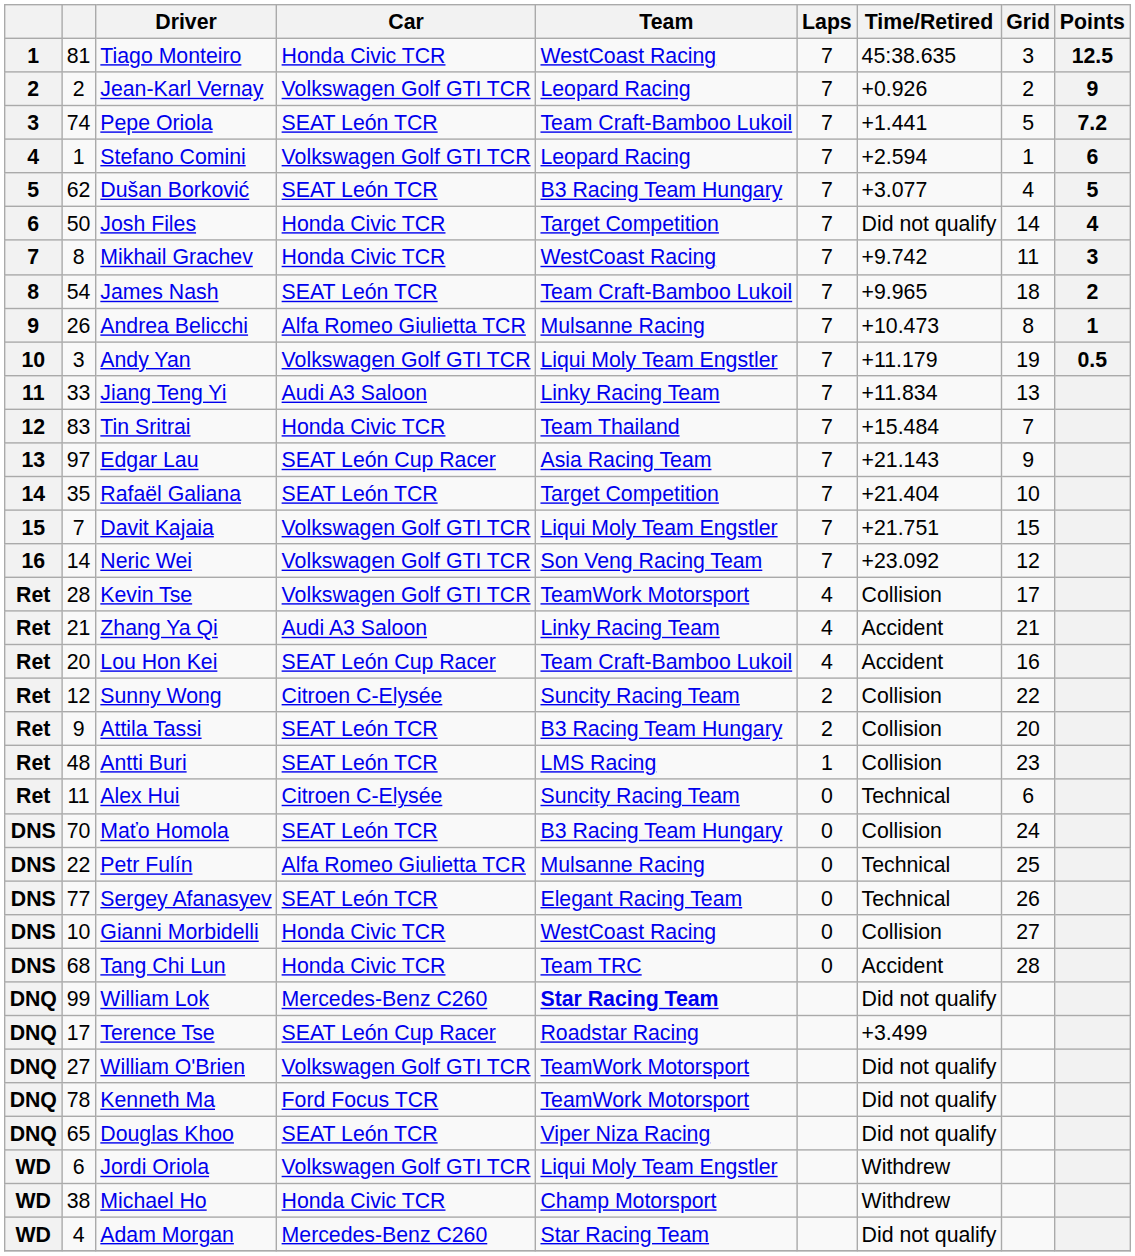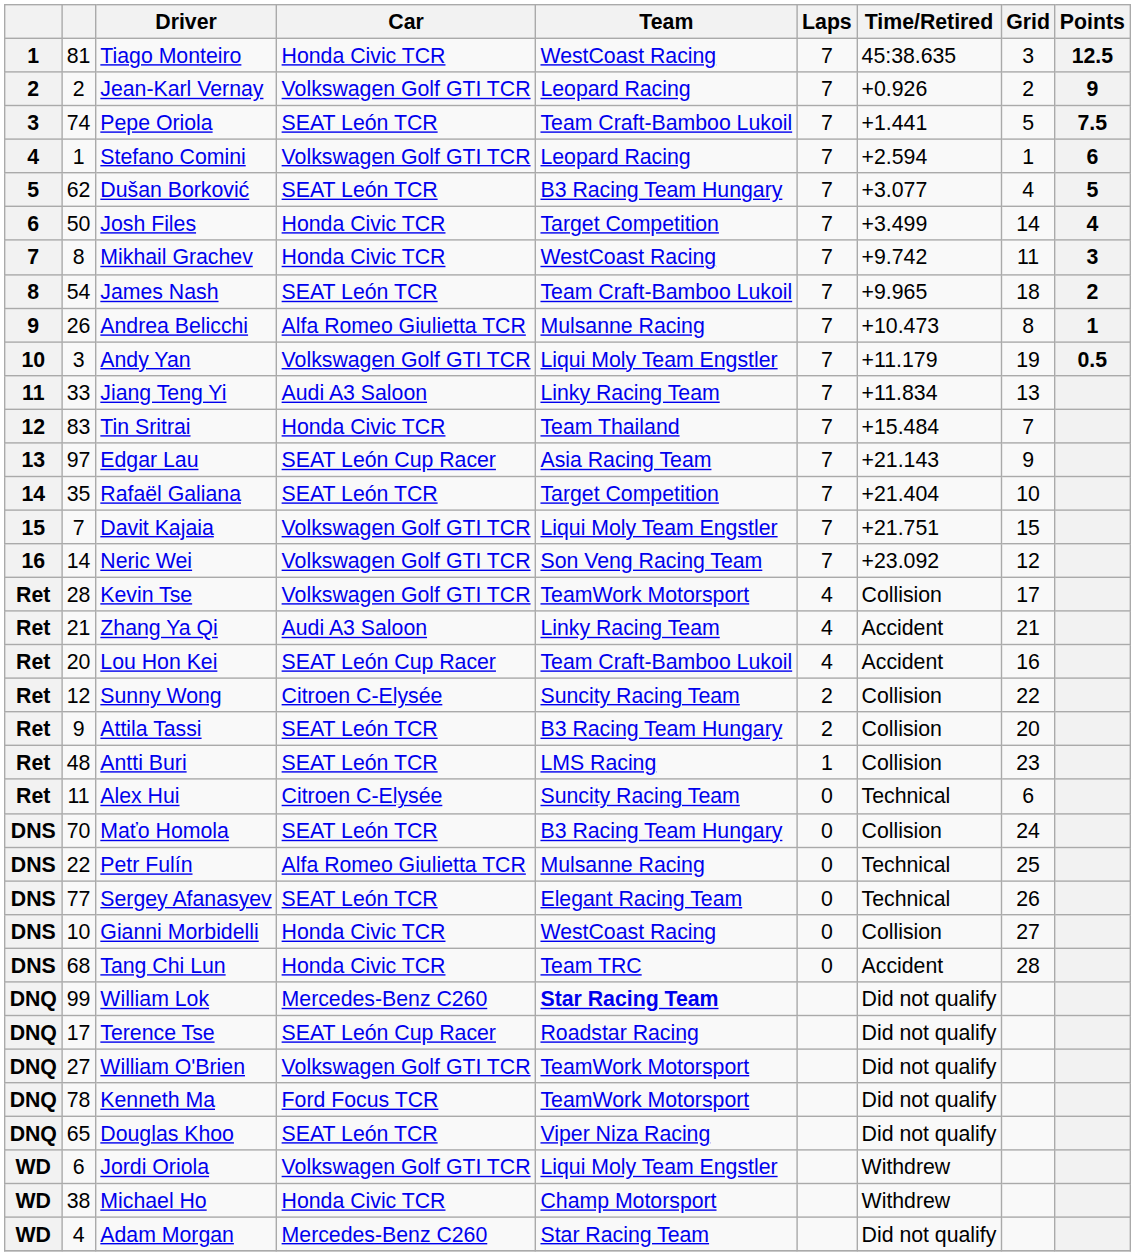(1092, 123) 7.2 -> (1092, 123) 7.5
(929, 224) Did not qualify -> (894, 224) +3.499
(894, 1032) +3.499 -> (929, 1032) Did not qualify
